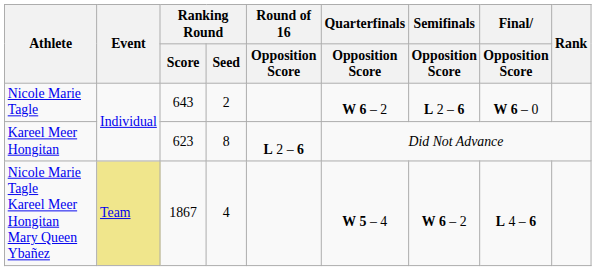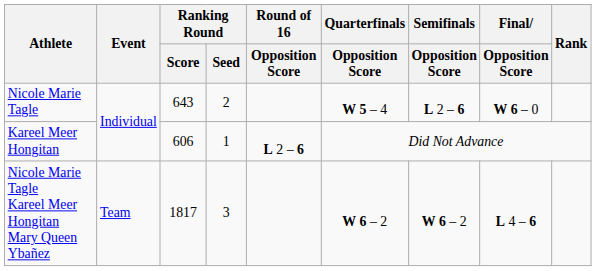(365, 110) W 6 – 2 -> (365, 110) W 5 – 4
(183, 141) 623 -> (183, 141) 606
(226, 141) 8 -> (226, 141) 1
(115, 213) khaki background -> (115, 213) no background
(183, 213) 1867 -> (183, 213) 1817
(226, 213) 4 -> (226, 213) 3
(365, 221) W 5 – 4 -> (365, 221) W 6 – 2
